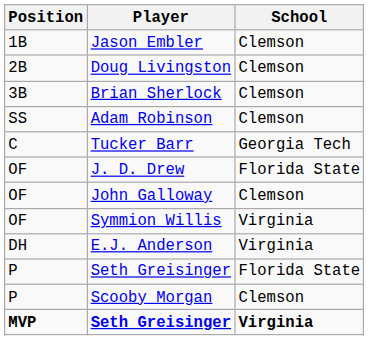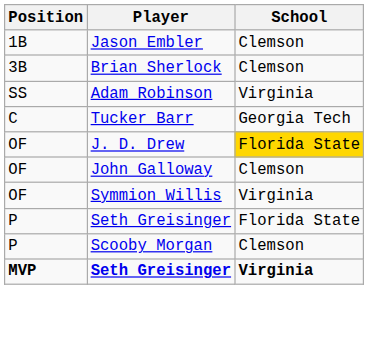- row: (18, 68)
(271, 119) Clemson -> (276, 94) Virginia
(299, 170) no background -> (299, 144) gold background
- row: (18, 246)
